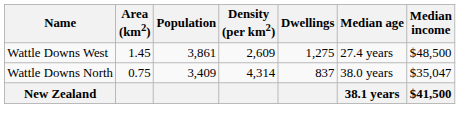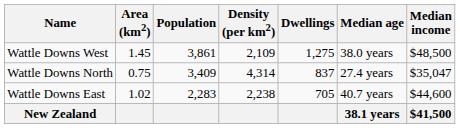(261, 52) 2,609 -> (261, 52) 2,109
(367, 52) 27.4 years -> (367, 52) 38.0 years
(367, 73) 38.0 years -> (367, 73) 27.4 years
+ row: (56, 93)
